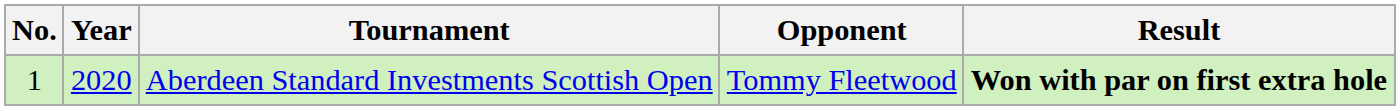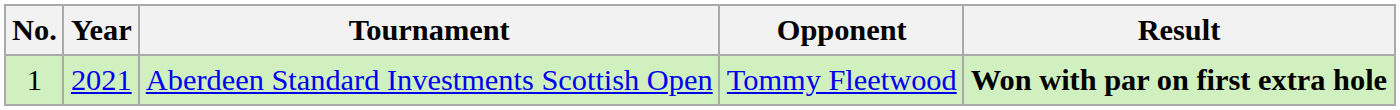(101, 79) 2020 -> (101, 79) 2021
